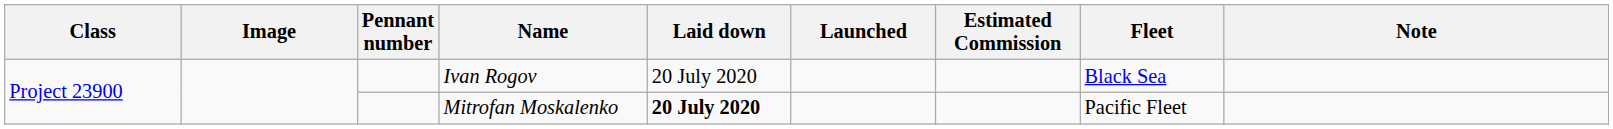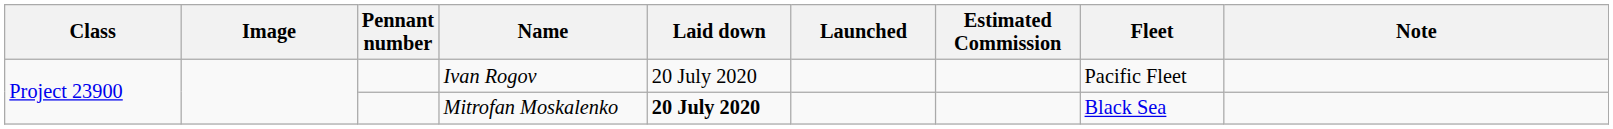(1125, 75) Black Sea -> (1136, 75) Pacific Fleet
(1136, 107) Pacific Fleet -> (1125, 107) Black Sea
